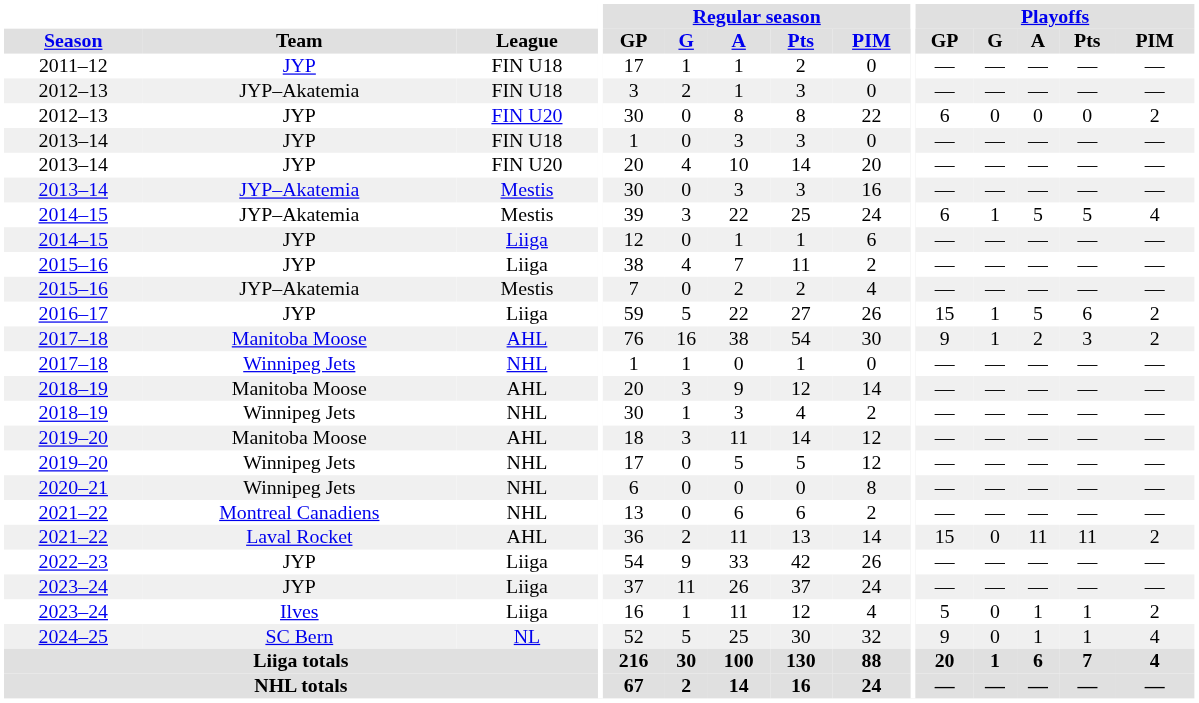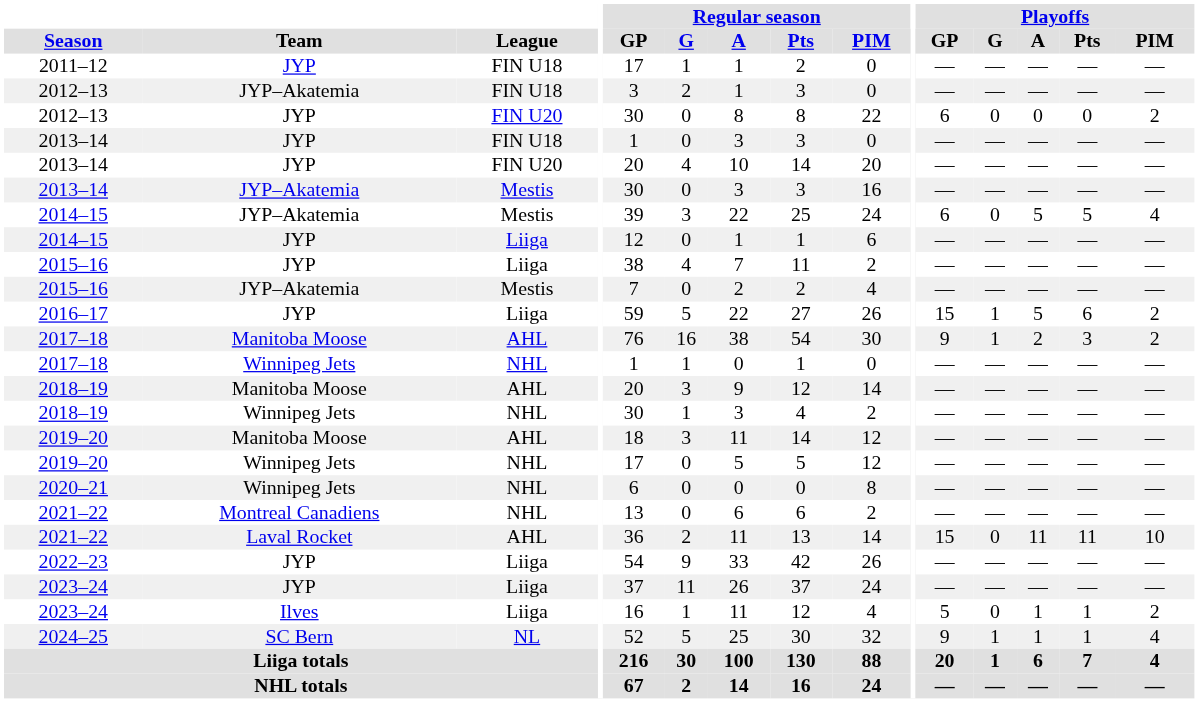(995, 214) 1 -> (995, 214) 0
(1155, 537) 2 -> (1155, 537) 10
(995, 636) 0 -> (995, 636) 1
